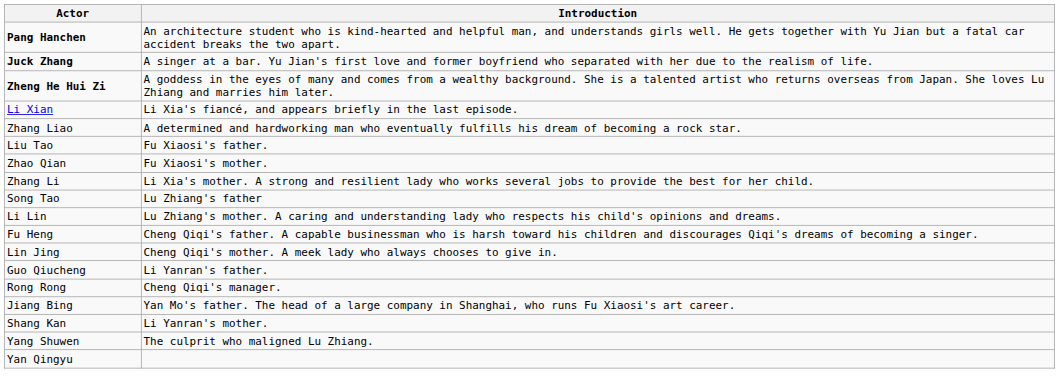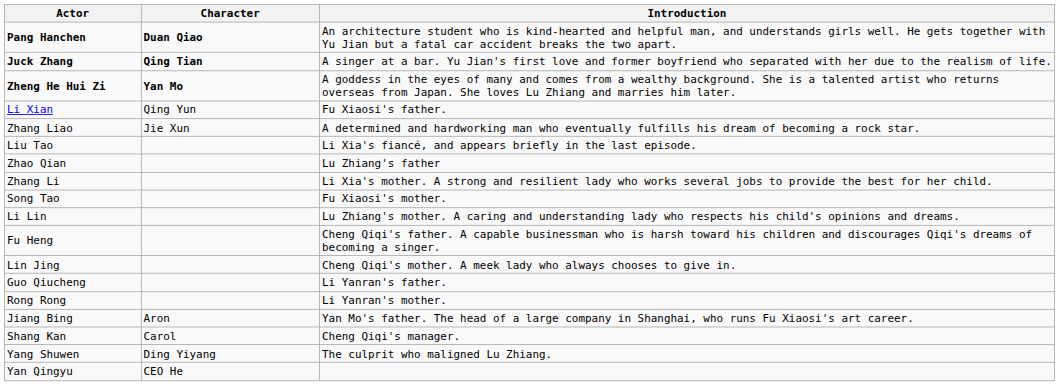+ column: (230, 13)
(331, 110) Li Xia's fiancé, and appears briefly in the last episode. -> (384, 110) Fu Xiaosi's father.
(206, 145) Fu Xiaosi's father. -> (509, 145) Li Xia's fiancé, and appears briefly in the last episode.
(206, 163) Fu Xiaosi's mother. -> (381, 163) Lu Zhiang's father
(203, 199) Lu Zhiang's father -> (384, 199) Fu Xiaosi's mother.
(213, 288) Cheng Qiqi's manager. -> (384, 300) Li Yanran's mother.
(206, 323) Li Yanran's mother. -> (391, 336) Cheng Qiqi's manager.
